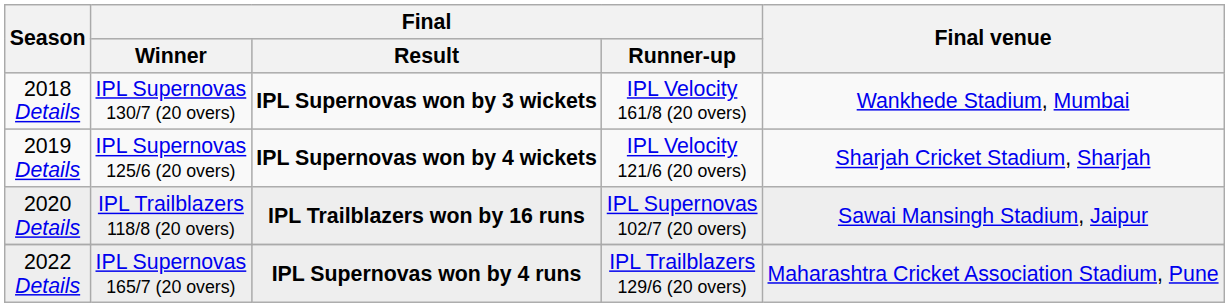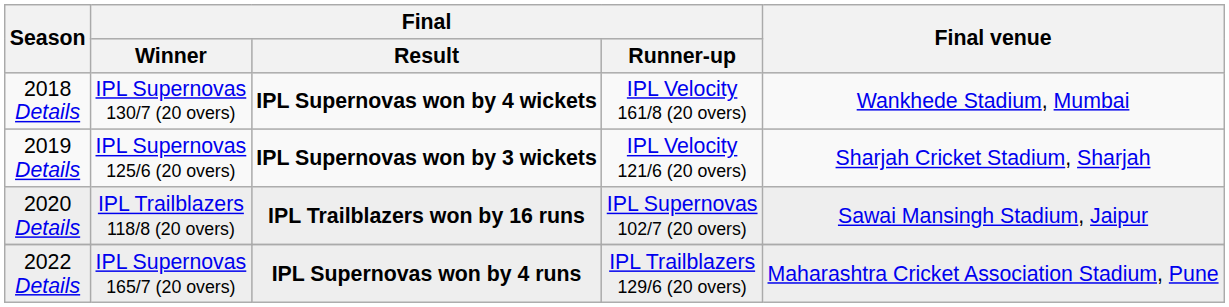(427, 101) IPL Supernovas won by 3 wickets -> (427, 101) IPL Supernovas won by 4 wickets
(427, 158) IPL Supernovas won by 4 wickets -> (427, 158) IPL Supernovas won by 3 wickets
